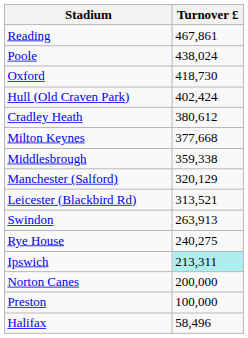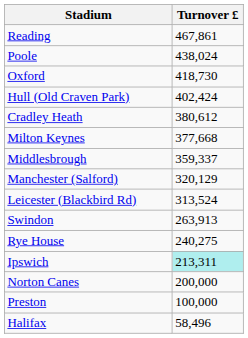(196, 158) 359,338 -> (196, 158) 359,337
(196, 199) 313,521 -> (196, 199) 313,524
